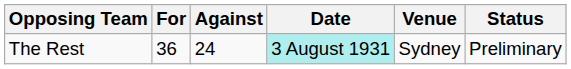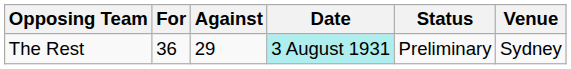columns swapped: (430, 19) <-> (515, 19)
(205, 48) 24 -> (205, 48) 29
